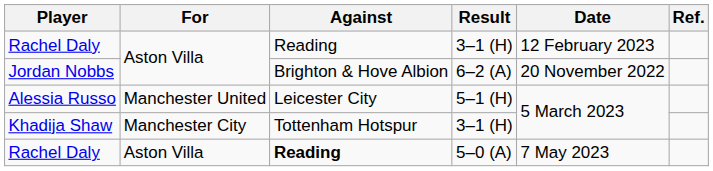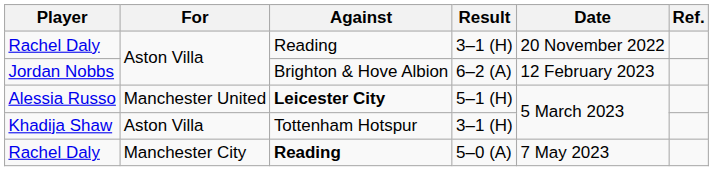(587, 44) 12 February 2023 -> (593, 44) 20 November 2022
(593, 71) 20 November 2022 -> (587, 71) 12 February 2023
(325, 98) normal -> (330, 98) bold
(185, 125) Manchester City -> (164, 125) Aston Villa
(164, 152) Aston Villa -> (185, 152) Manchester City
